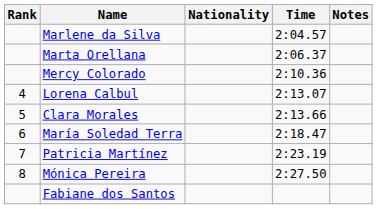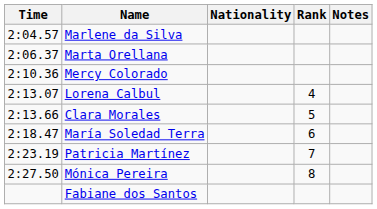columns swapped: (22, 14) <-> (301, 14)
